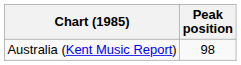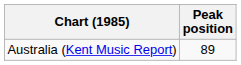(208, 49) 98 -> (208, 49) 89
